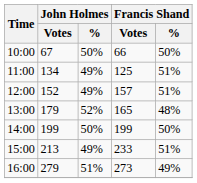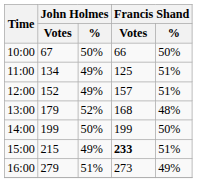(123, 110) 165 -> (123, 110) 168
(50, 149) 213 -> (50, 149) 215
(123, 149) normal -> (123, 149) bold
